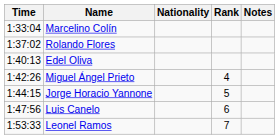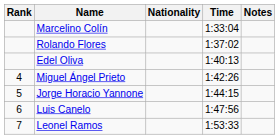columns swapped: (227, 12) <-> (24, 12)
